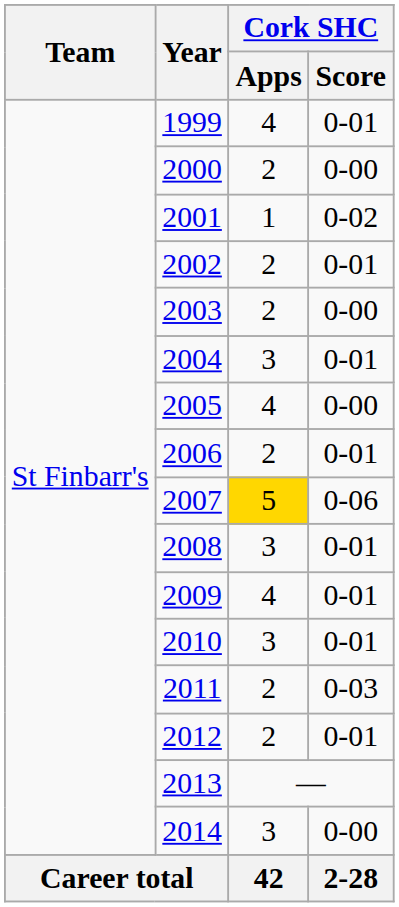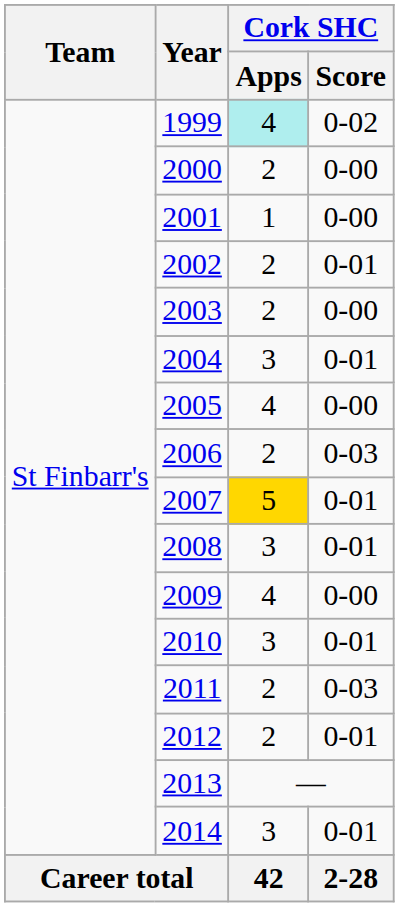(269, 122) no background -> (269, 122) paleturquoise background
(351, 122) 0-01 -> (351, 122) 0-02
(351, 216) 0-02 -> (351, 216) 0-00
(351, 452) 0-01 -> (351, 452) 0-03
(351, 500) 0-06 -> (351, 500) 0-01
(351, 594) 0-01 -> (351, 594) 0-00
(351, 830) 0-00 -> (351, 830) 0-01
